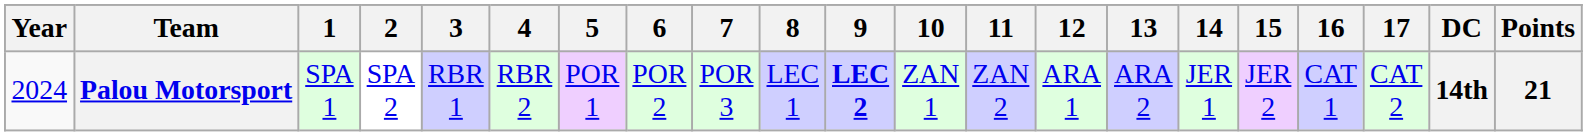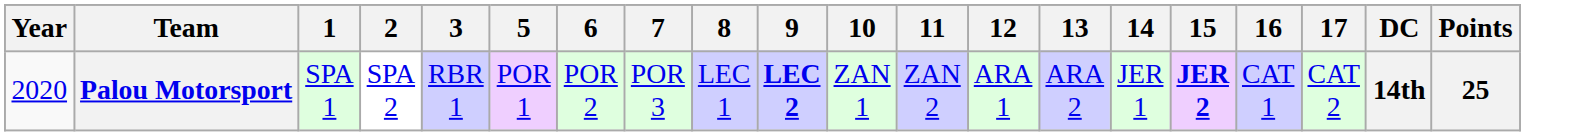- column: (524, 27)
(39, 90) 2024 -> (39, 90) 2020
(1268, 90) normal -> (1203, 90) bold
(1538, 90) 21 -> (1476, 90) 25
